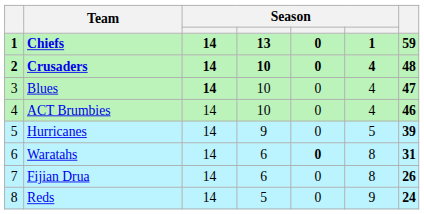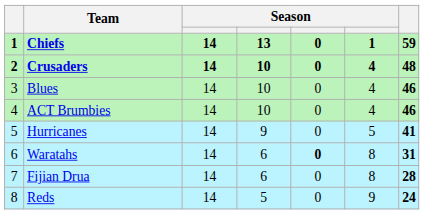(210, 88) bold -> (210, 88) normal
(409, 88) 47 -> (409, 88) 46
(409, 132) 39 -> (409, 132) 41
(409, 176) 26 -> (409, 176) 28
